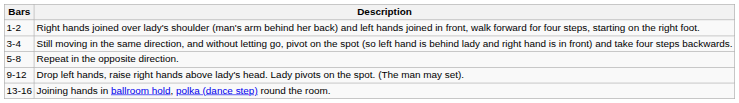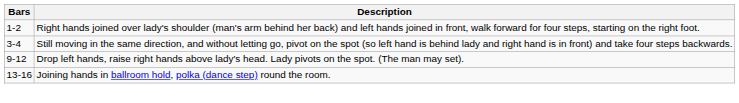- row: (108, 59)
